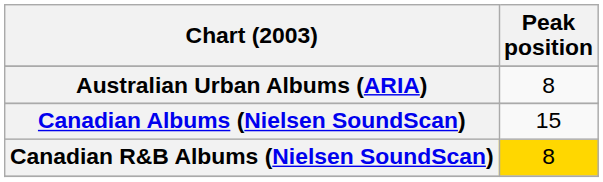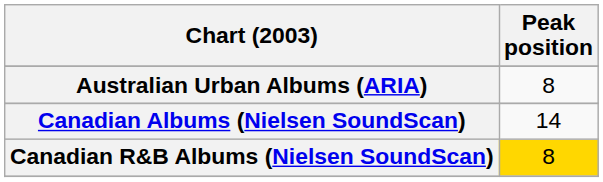(549, 120) 15 -> (549, 120) 14
